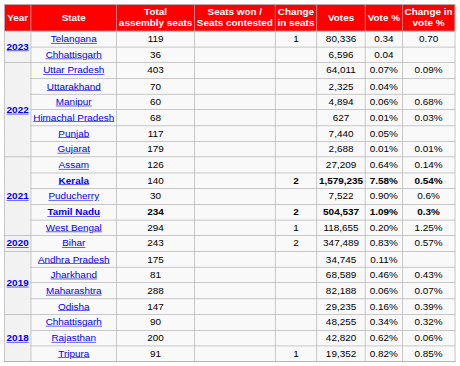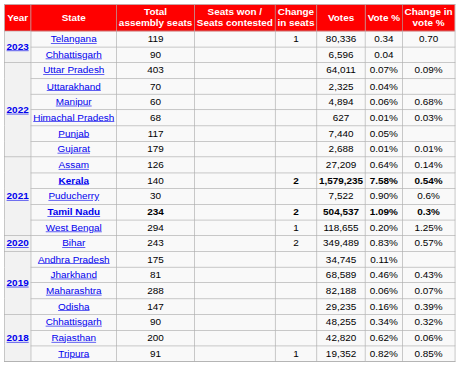(156, 54) 36 -> (156, 54) 90
(341, 243) 347,489 -> (341, 243) 349,489
